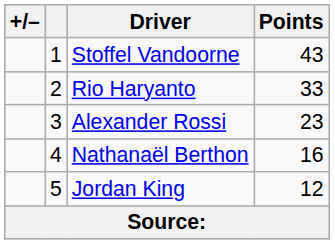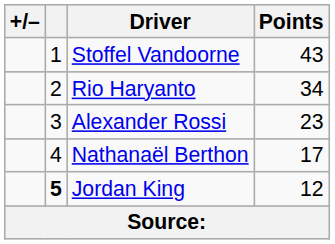(312, 88) 33 -> (312, 88) 34
(312, 155) 16 -> (312, 155) 17
(56, 188) normal -> (56, 188) bold
